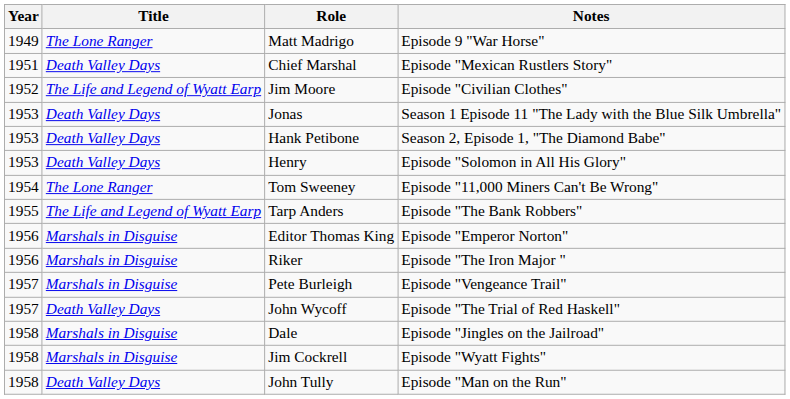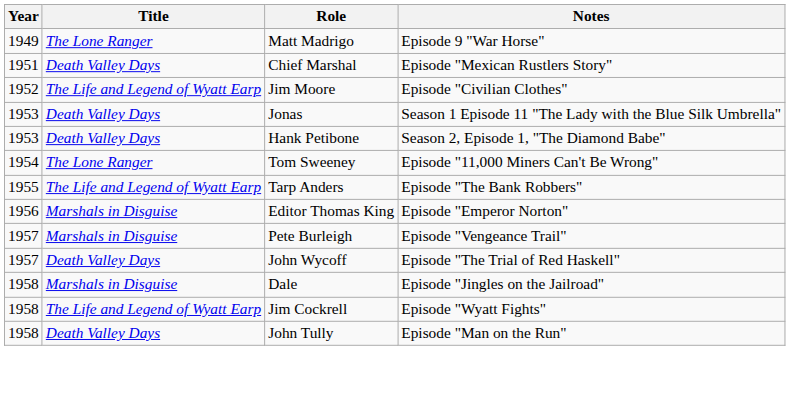- row: (287, 162)
- row: (285, 260)
(112, 357) Marshals in Disguise -> (153, 308) The Life and Legend of Wyatt Earp
